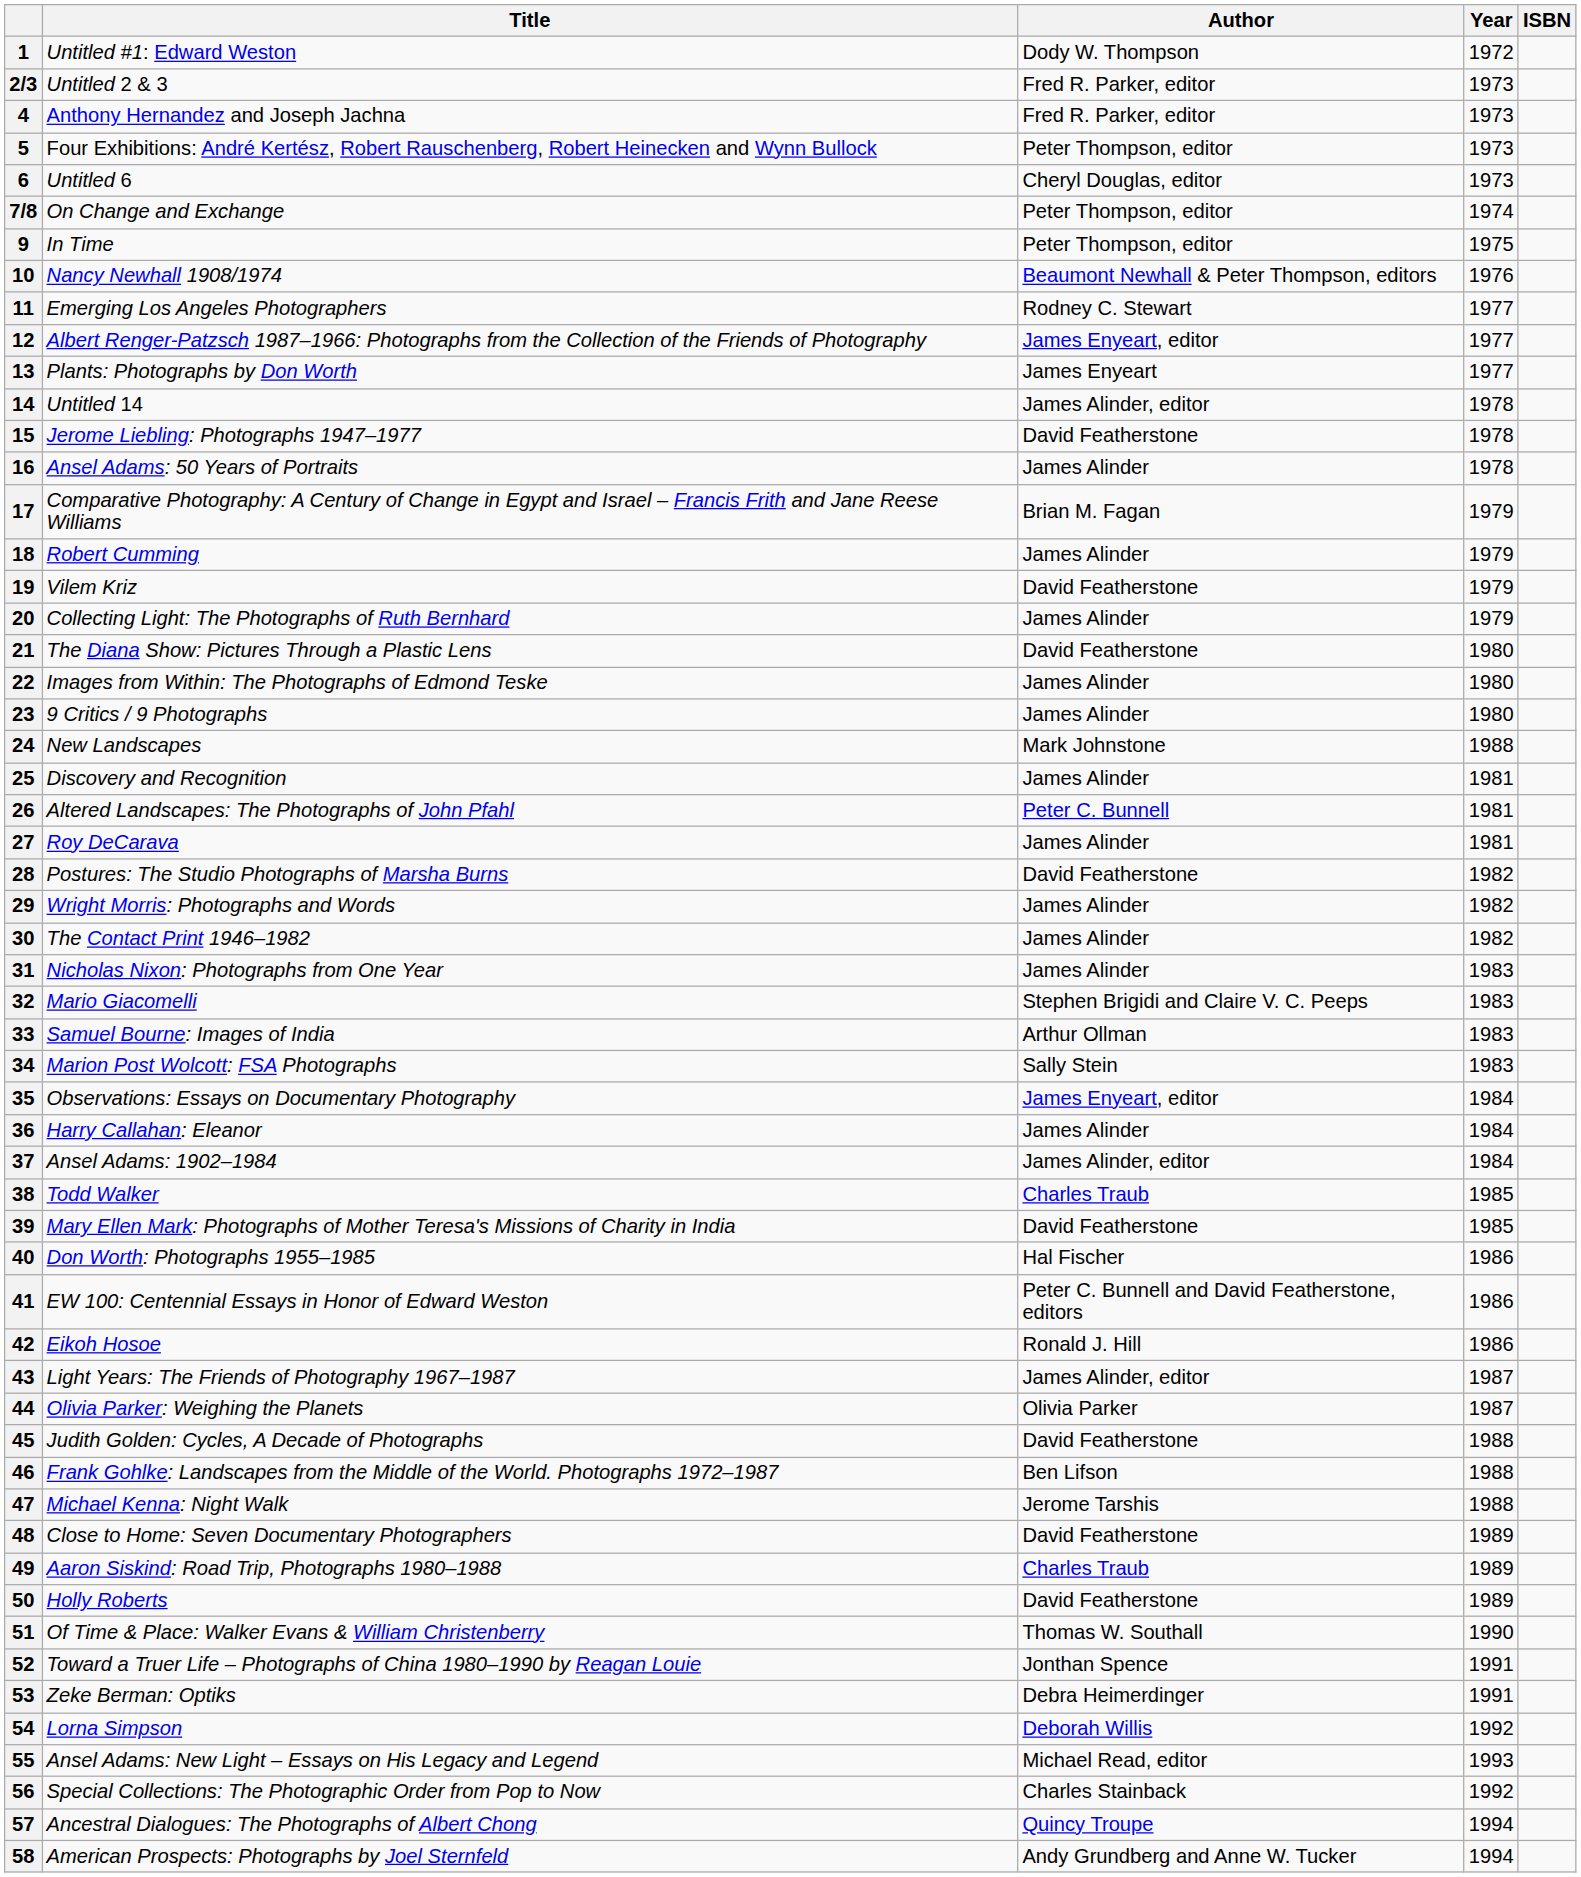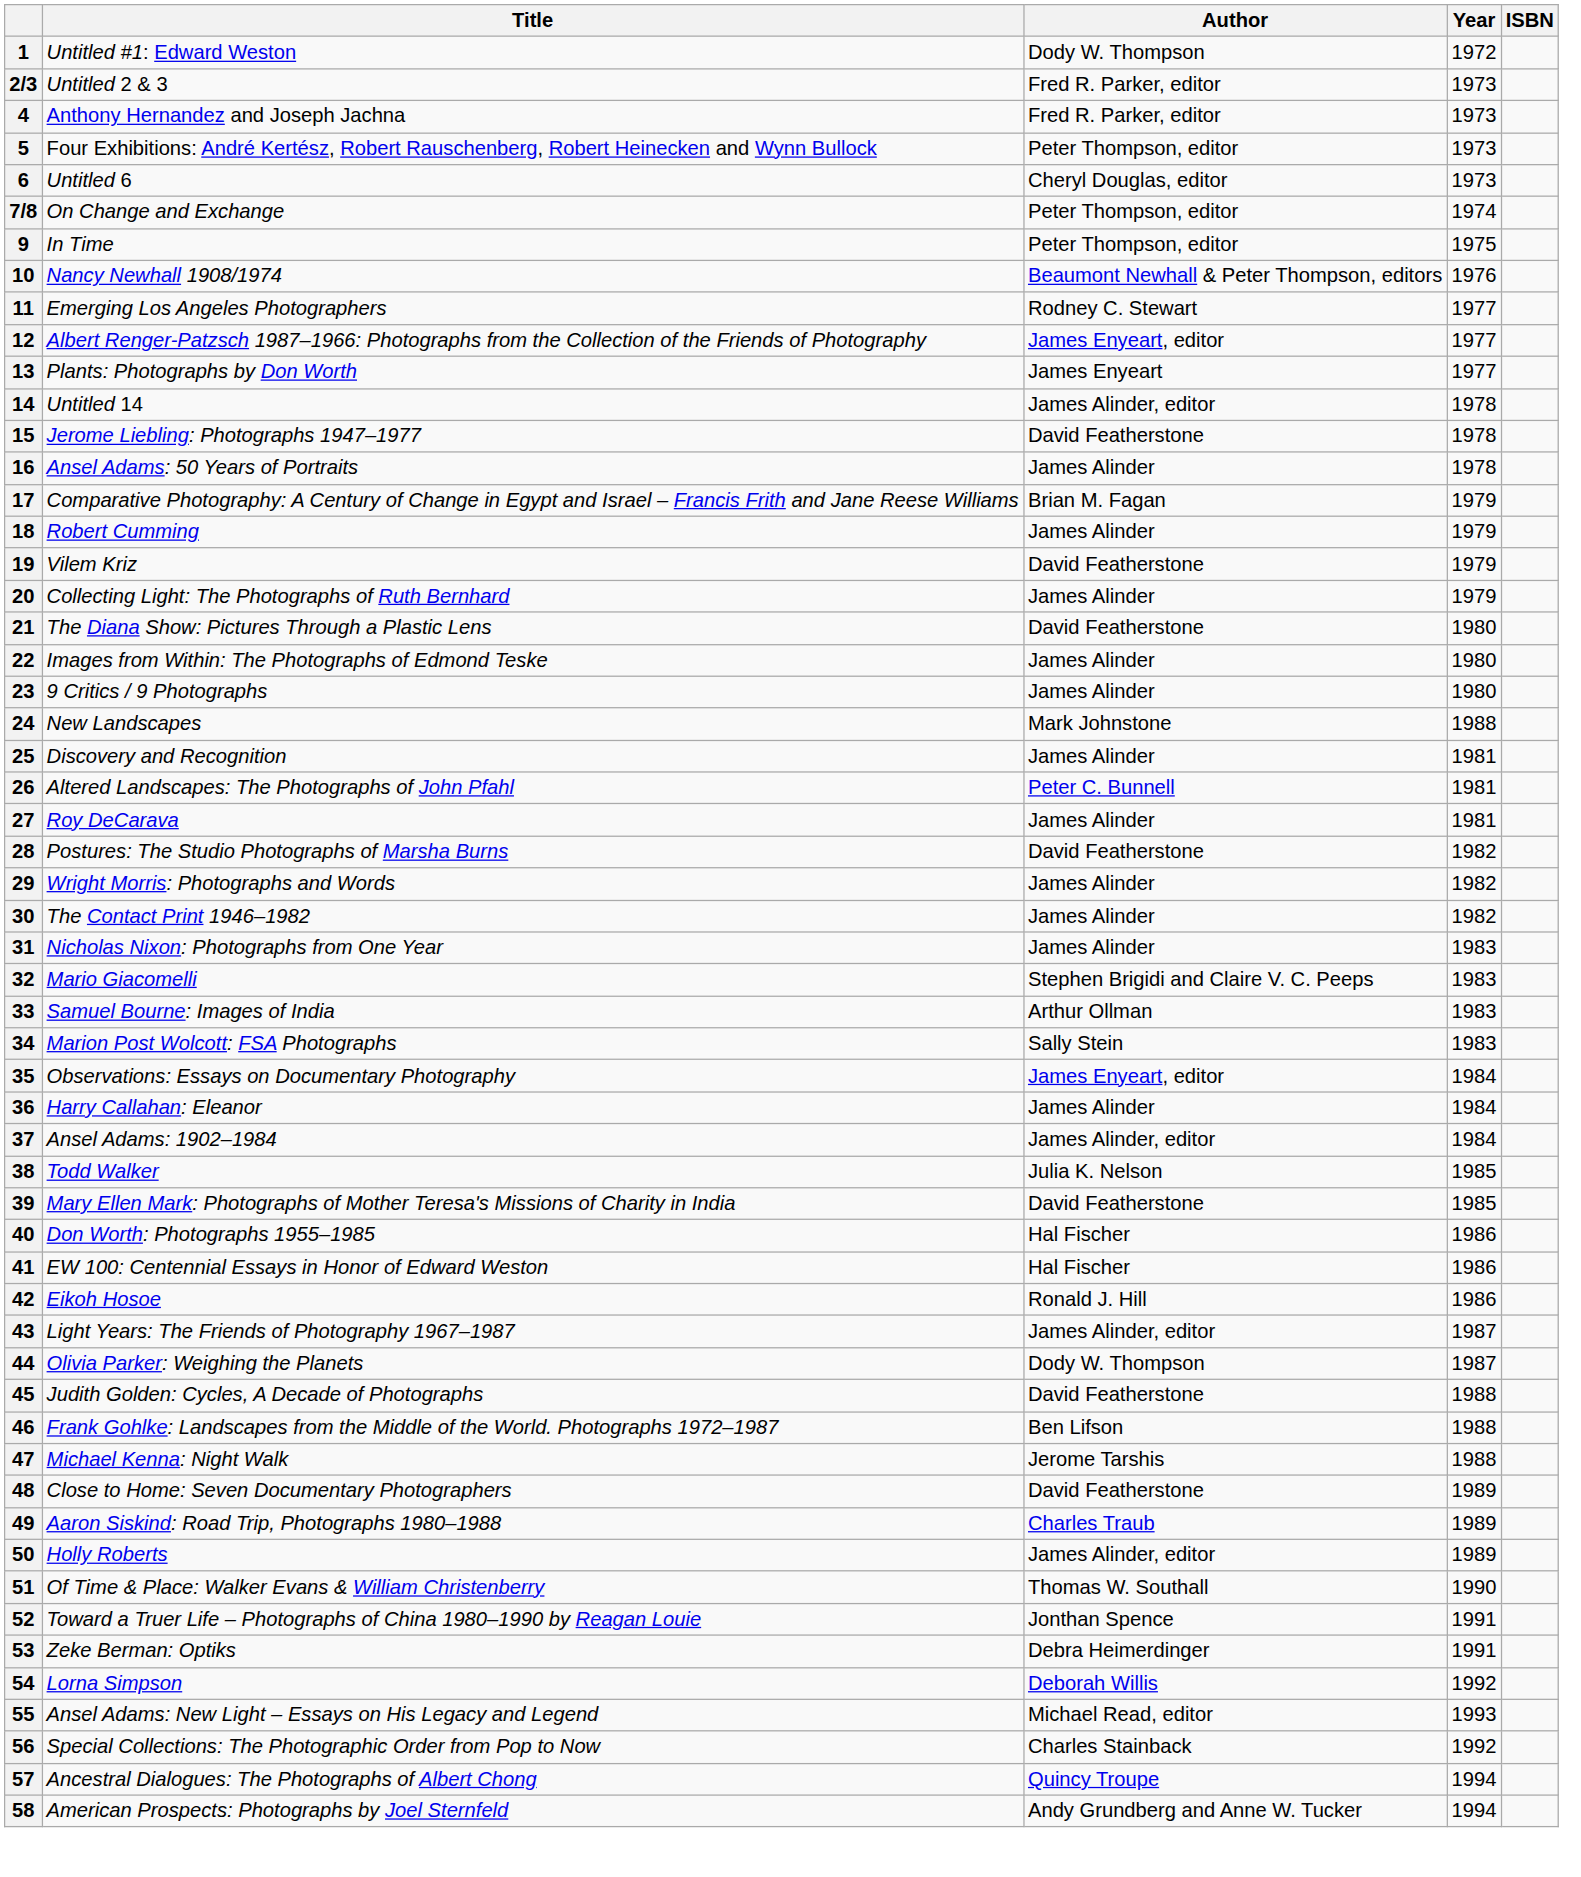(1086, 1194) Charles Traub -> (1095, 1171) Julia K. Nelson
(1209, 1301) Peter C. Bunnell and David Featherstone, editors -> (1079, 1267) Hal Fischer
(1080, 1408) Olivia Parker -> (1116, 1363) Dody W. Thompson
(1110, 1600) David Featherstone -> (1122, 1555) James Alinder, editor
